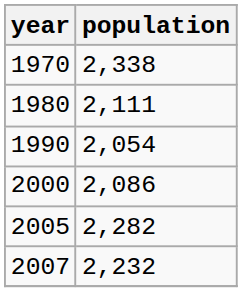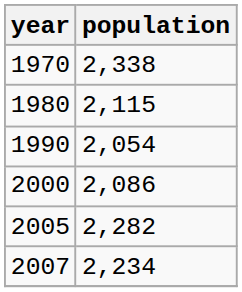(119, 106) 2,111 -> (119, 106) 2,115
(119, 267) 2,232 -> (119, 267) 2,234
